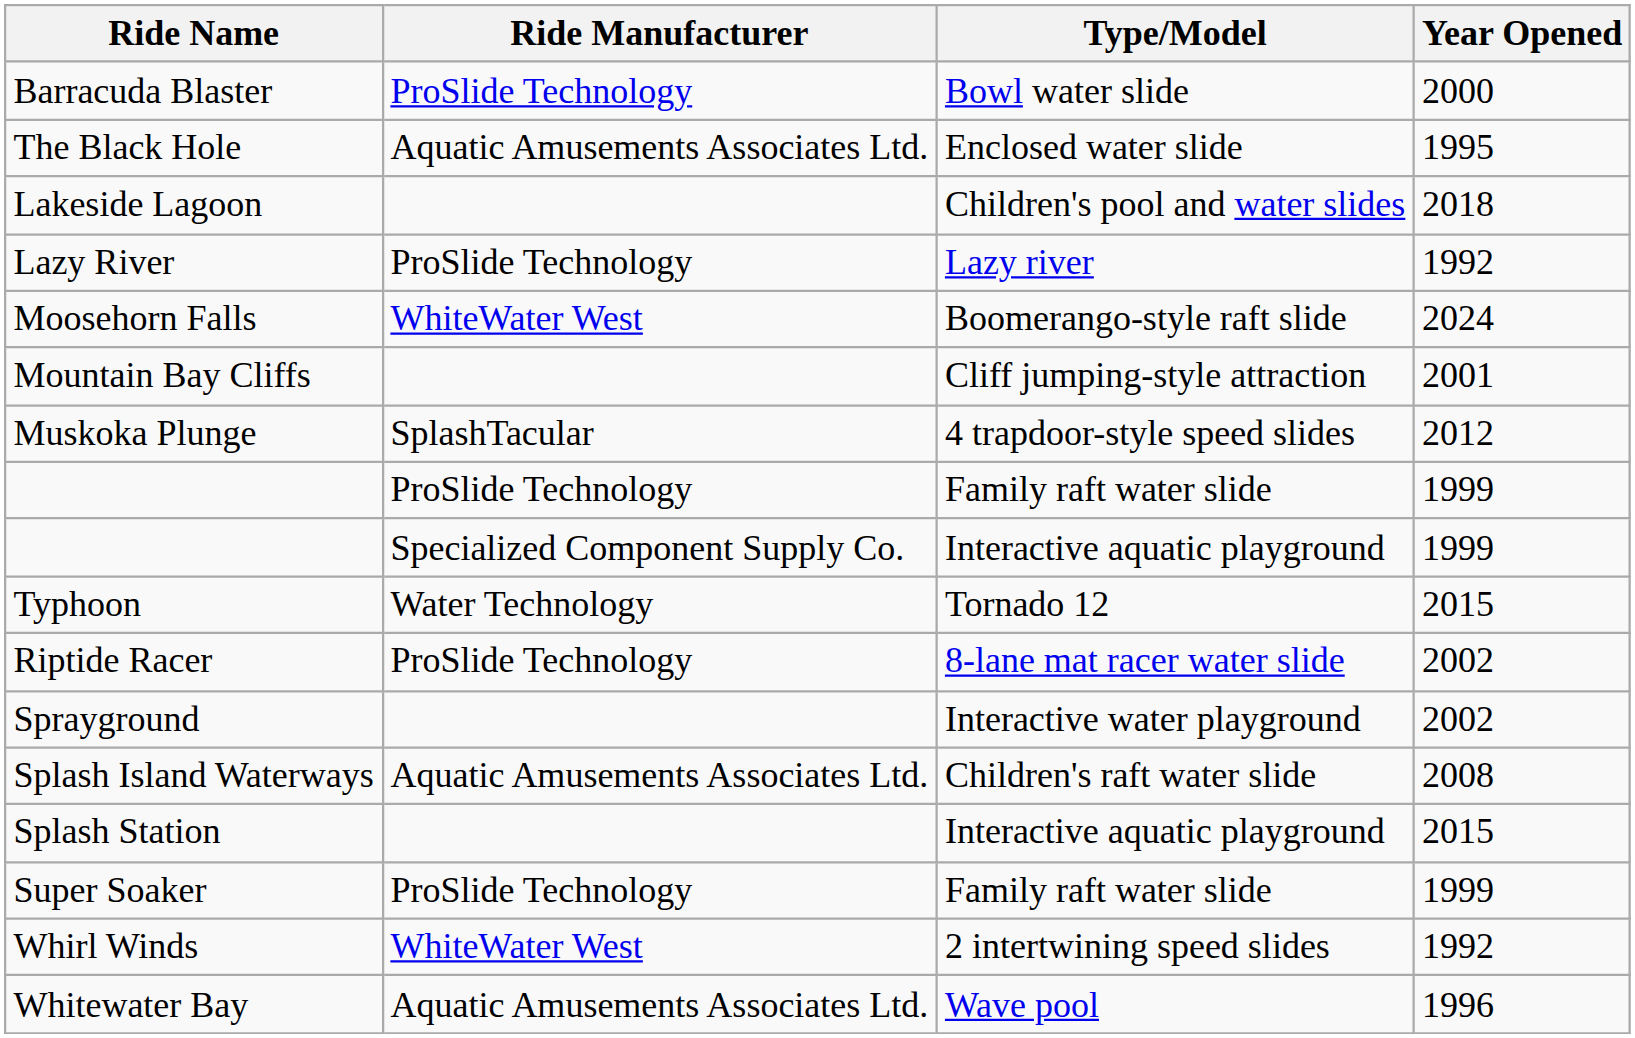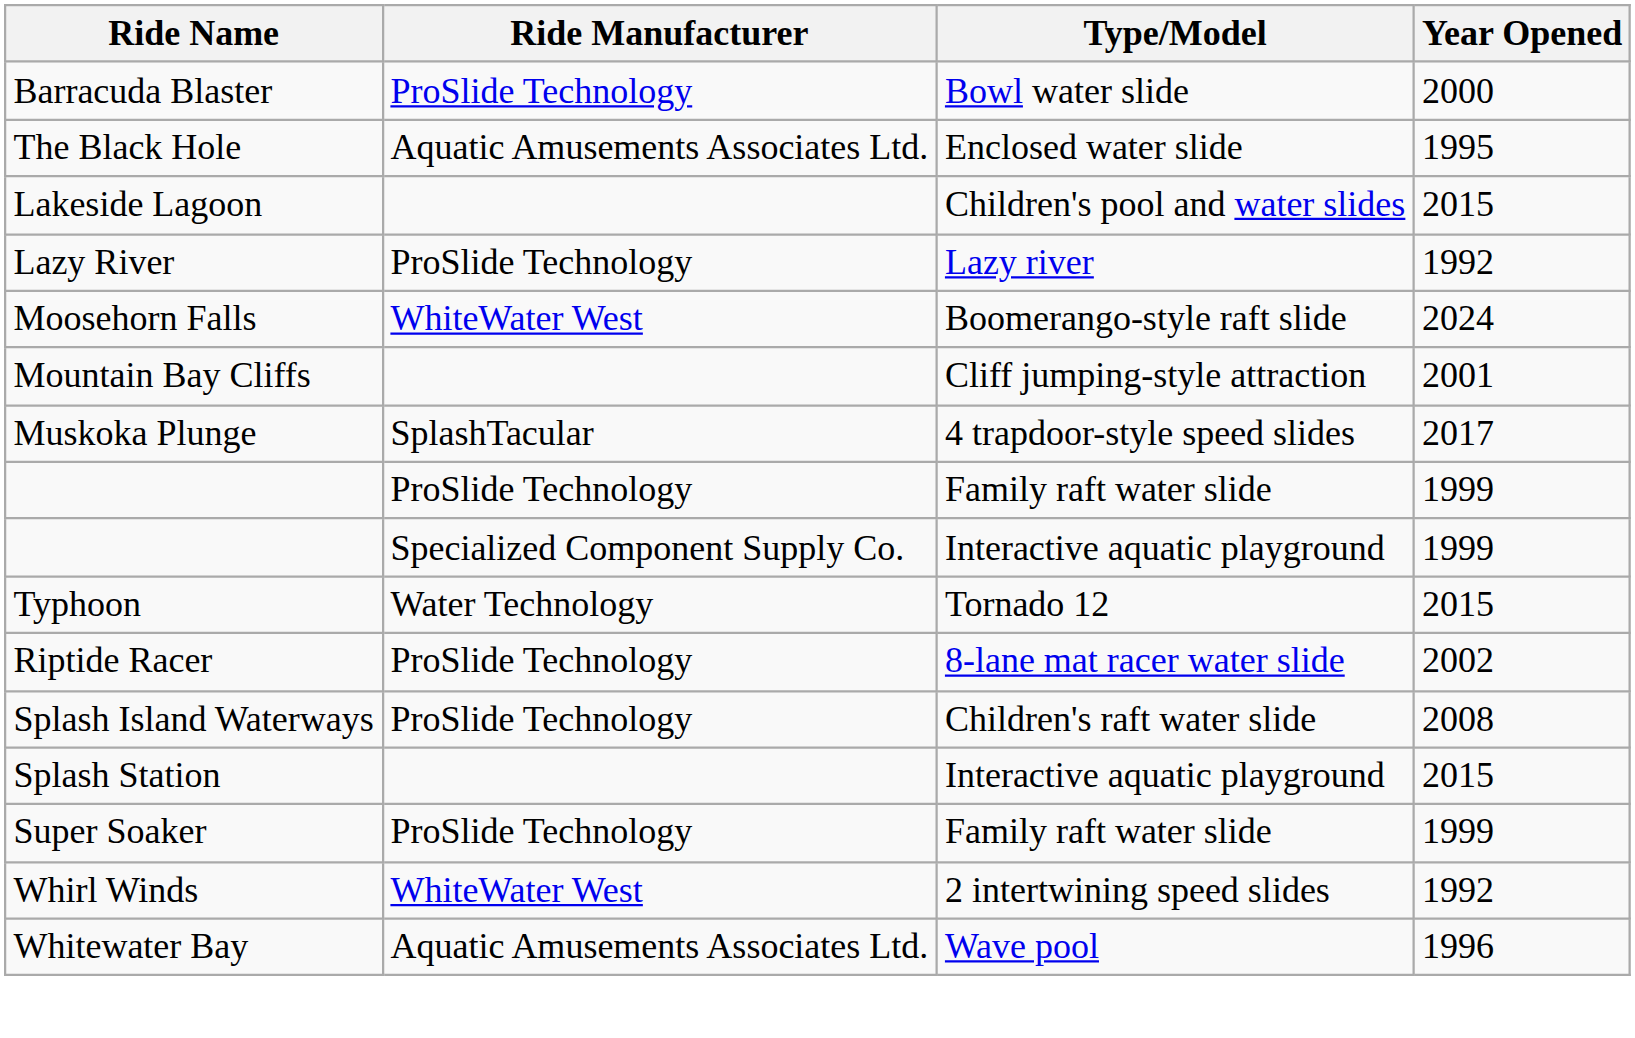(1458, 204) 2018 -> (1458, 204) 2015
(1458, 432) 2012 -> (1458, 432) 2017
- row: (106, 718)
(659, 775) Aquatic Amusements Associates Ltd. -> (541, 718) ProSlide Technology
